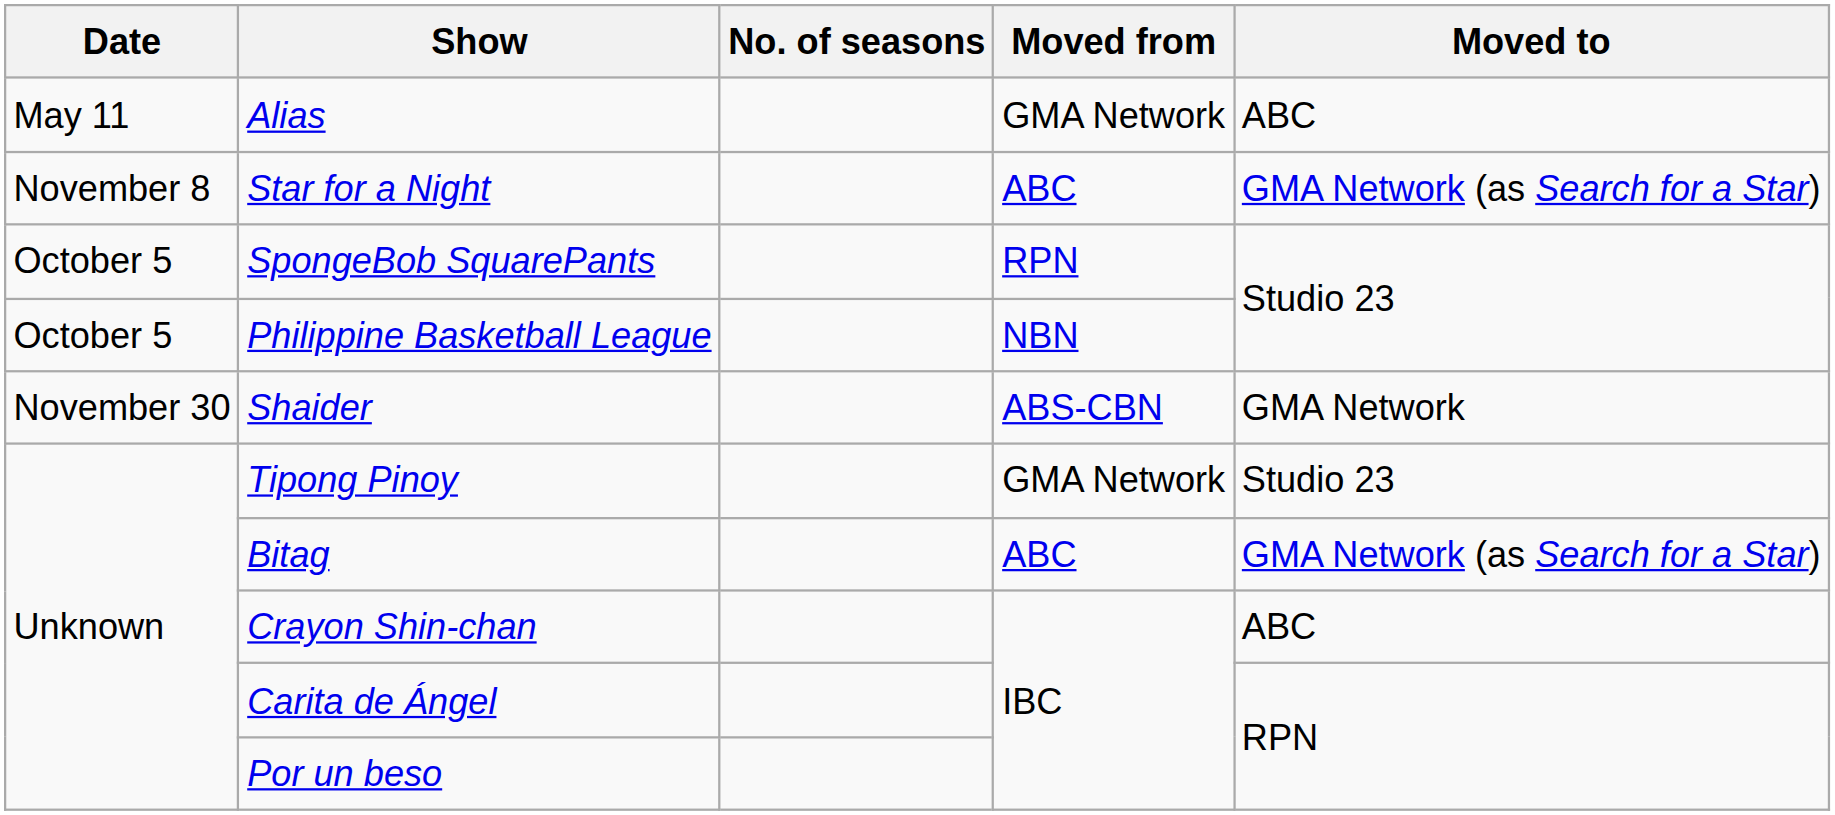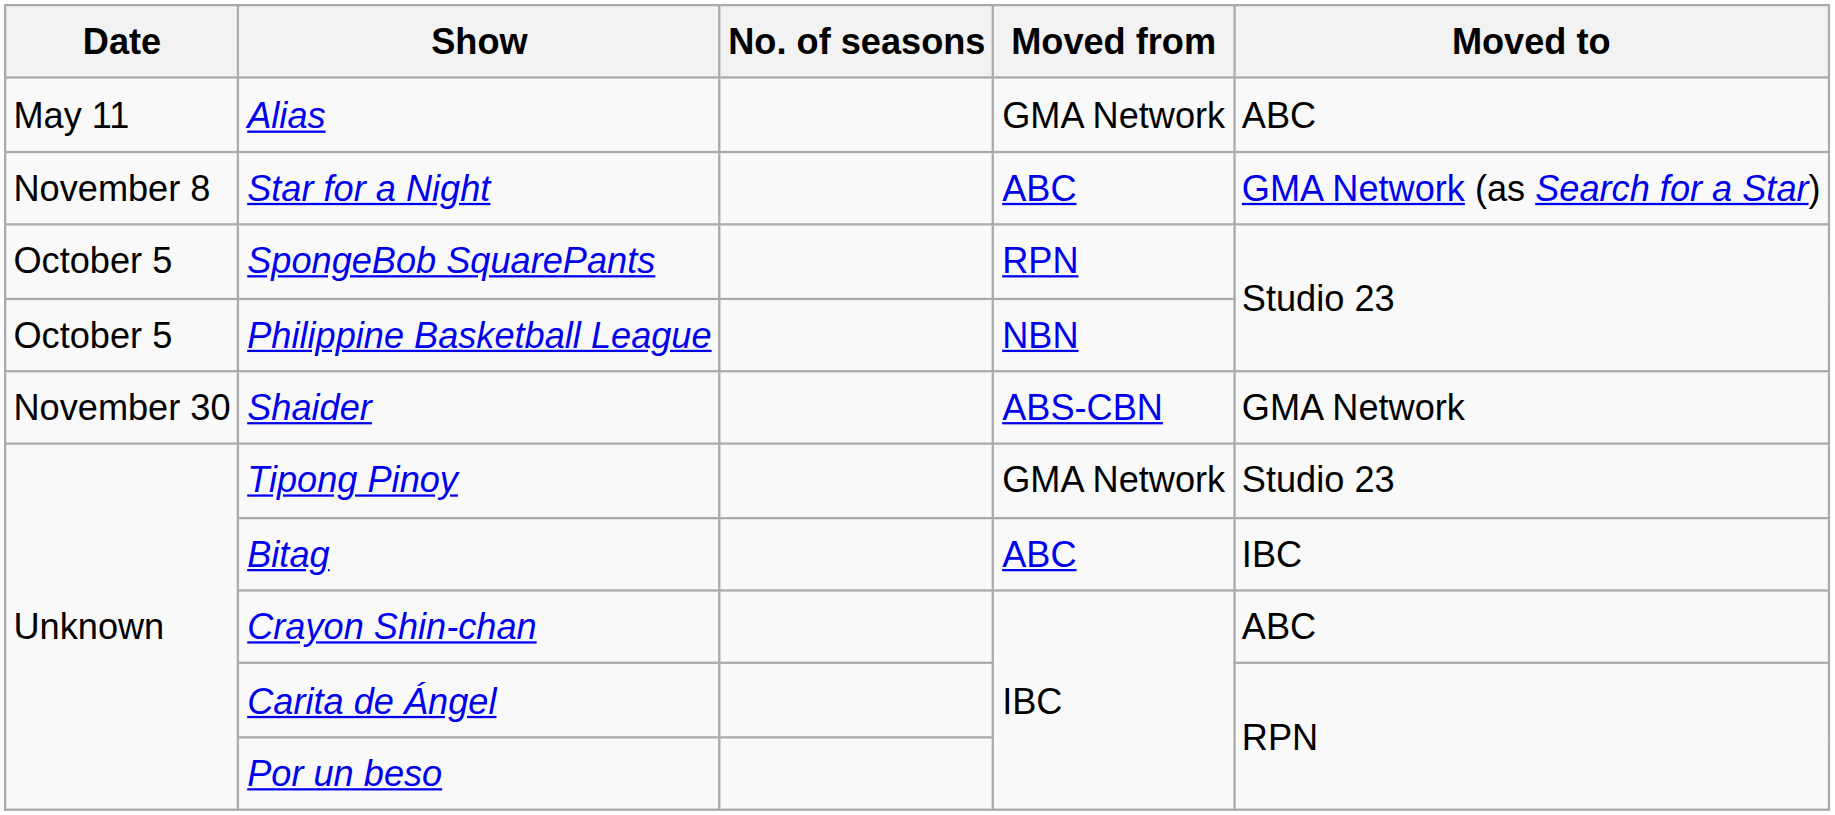(1531, 554) GMA Network (as Search for a Star) -> (1272, 554) IBC
